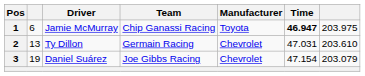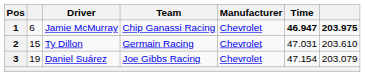(234, 28) Toyota -> (241, 28) Chevrolet
(340, 28) normal -> (340, 28) bold
(35, 44) 13 -> (35, 44) 15
